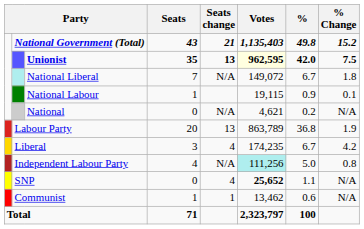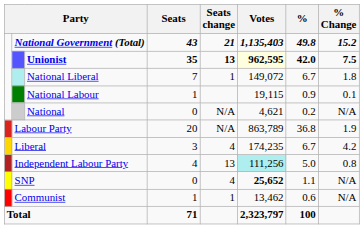(226, 77) N/A -> (232, 77) 1
(230, 128) 13 -> (226, 128) N/A
(226, 163) N/A -> (230, 163) 13
